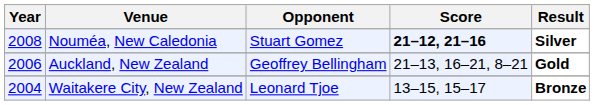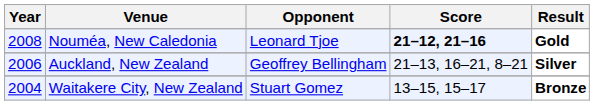(296, 41) Stuart Gomez -> (294, 41) Leonard Tjoe
(556, 41) Silver -> (552, 41) Gold
(552, 65) Gold -> (556, 65) Silver
(294, 89) Leonard Tjoe -> (296, 89) Stuart Gomez
